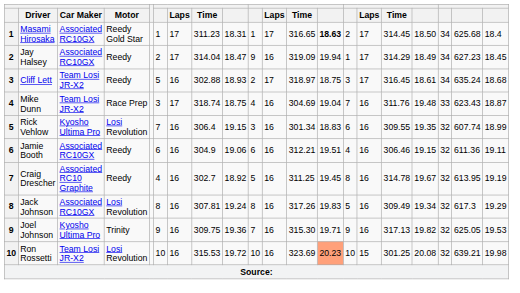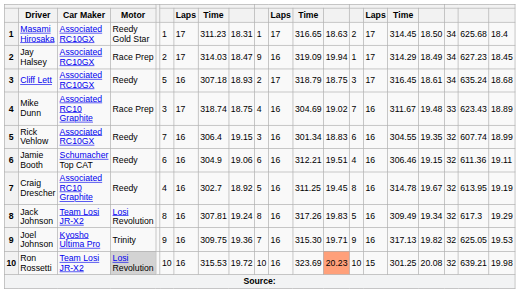(330, 33) bold -> (337, 33) normal
(119, 57) Reedy -> (133, 57) Race Prep
(207, 57) 314.04 -> (213, 57) 314.03
(79, 80) Team Losi JR-X2 -> (81, 80) Associated RC10GX
(207, 80) 302.88 -> (213, 80) 307.18
(302, 80) 318.97 -> (308, 80) 318.79
(79, 103) Team Losi JR-X2 -> (81, 108) Associated RC10 Graphite
(330, 103) 19.04 -> (337, 108) 19.02
(397, 103) 311.76 -> (403, 108) 311.67
(496, 103) 18.87 -> (502, 108) 18.89
(80, 127) Kyosho Ultima Pro -> (81, 136) Associated RC10GX
(127, 127) Losi Revolution -> (125, 136) Reedy
(397, 127) 309.55 -> (403, 136) 304.55
(81, 150) Associated RC10GX -> (84, 160) Schumacher Top CAT
(81, 206) Associated RC10GX -> (79, 216) Team Losi JR-X2
(127, 253) no background -> (133, 262) lightgrey background
